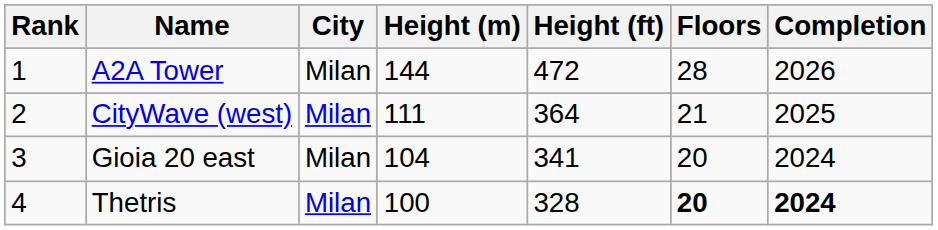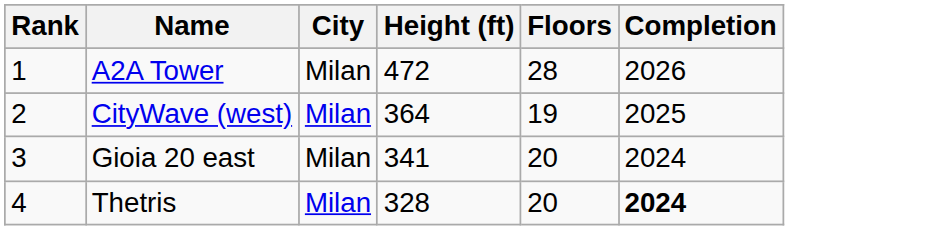- column: (452, 26)
(692, 114) 21 -> (543, 114) 19
(692, 202) bold -> (543, 202) normal
